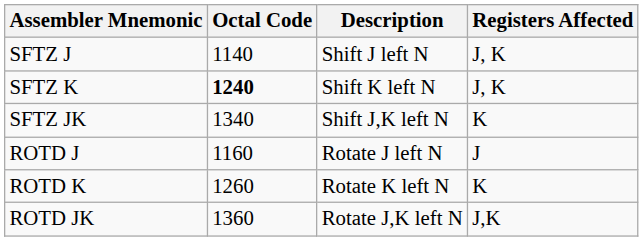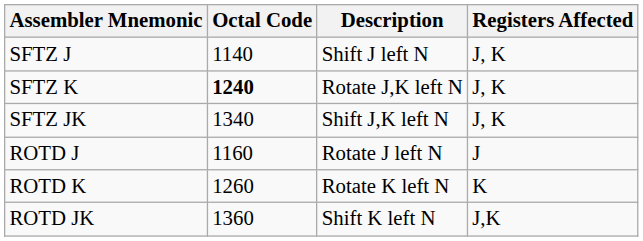(379, 86) Shift K left N -> (392, 86) Rotate J,K left N
(480, 119) K -> (489, 119) J, K
(392, 218) Rotate J,K left N -> (379, 218) Shift K left N
